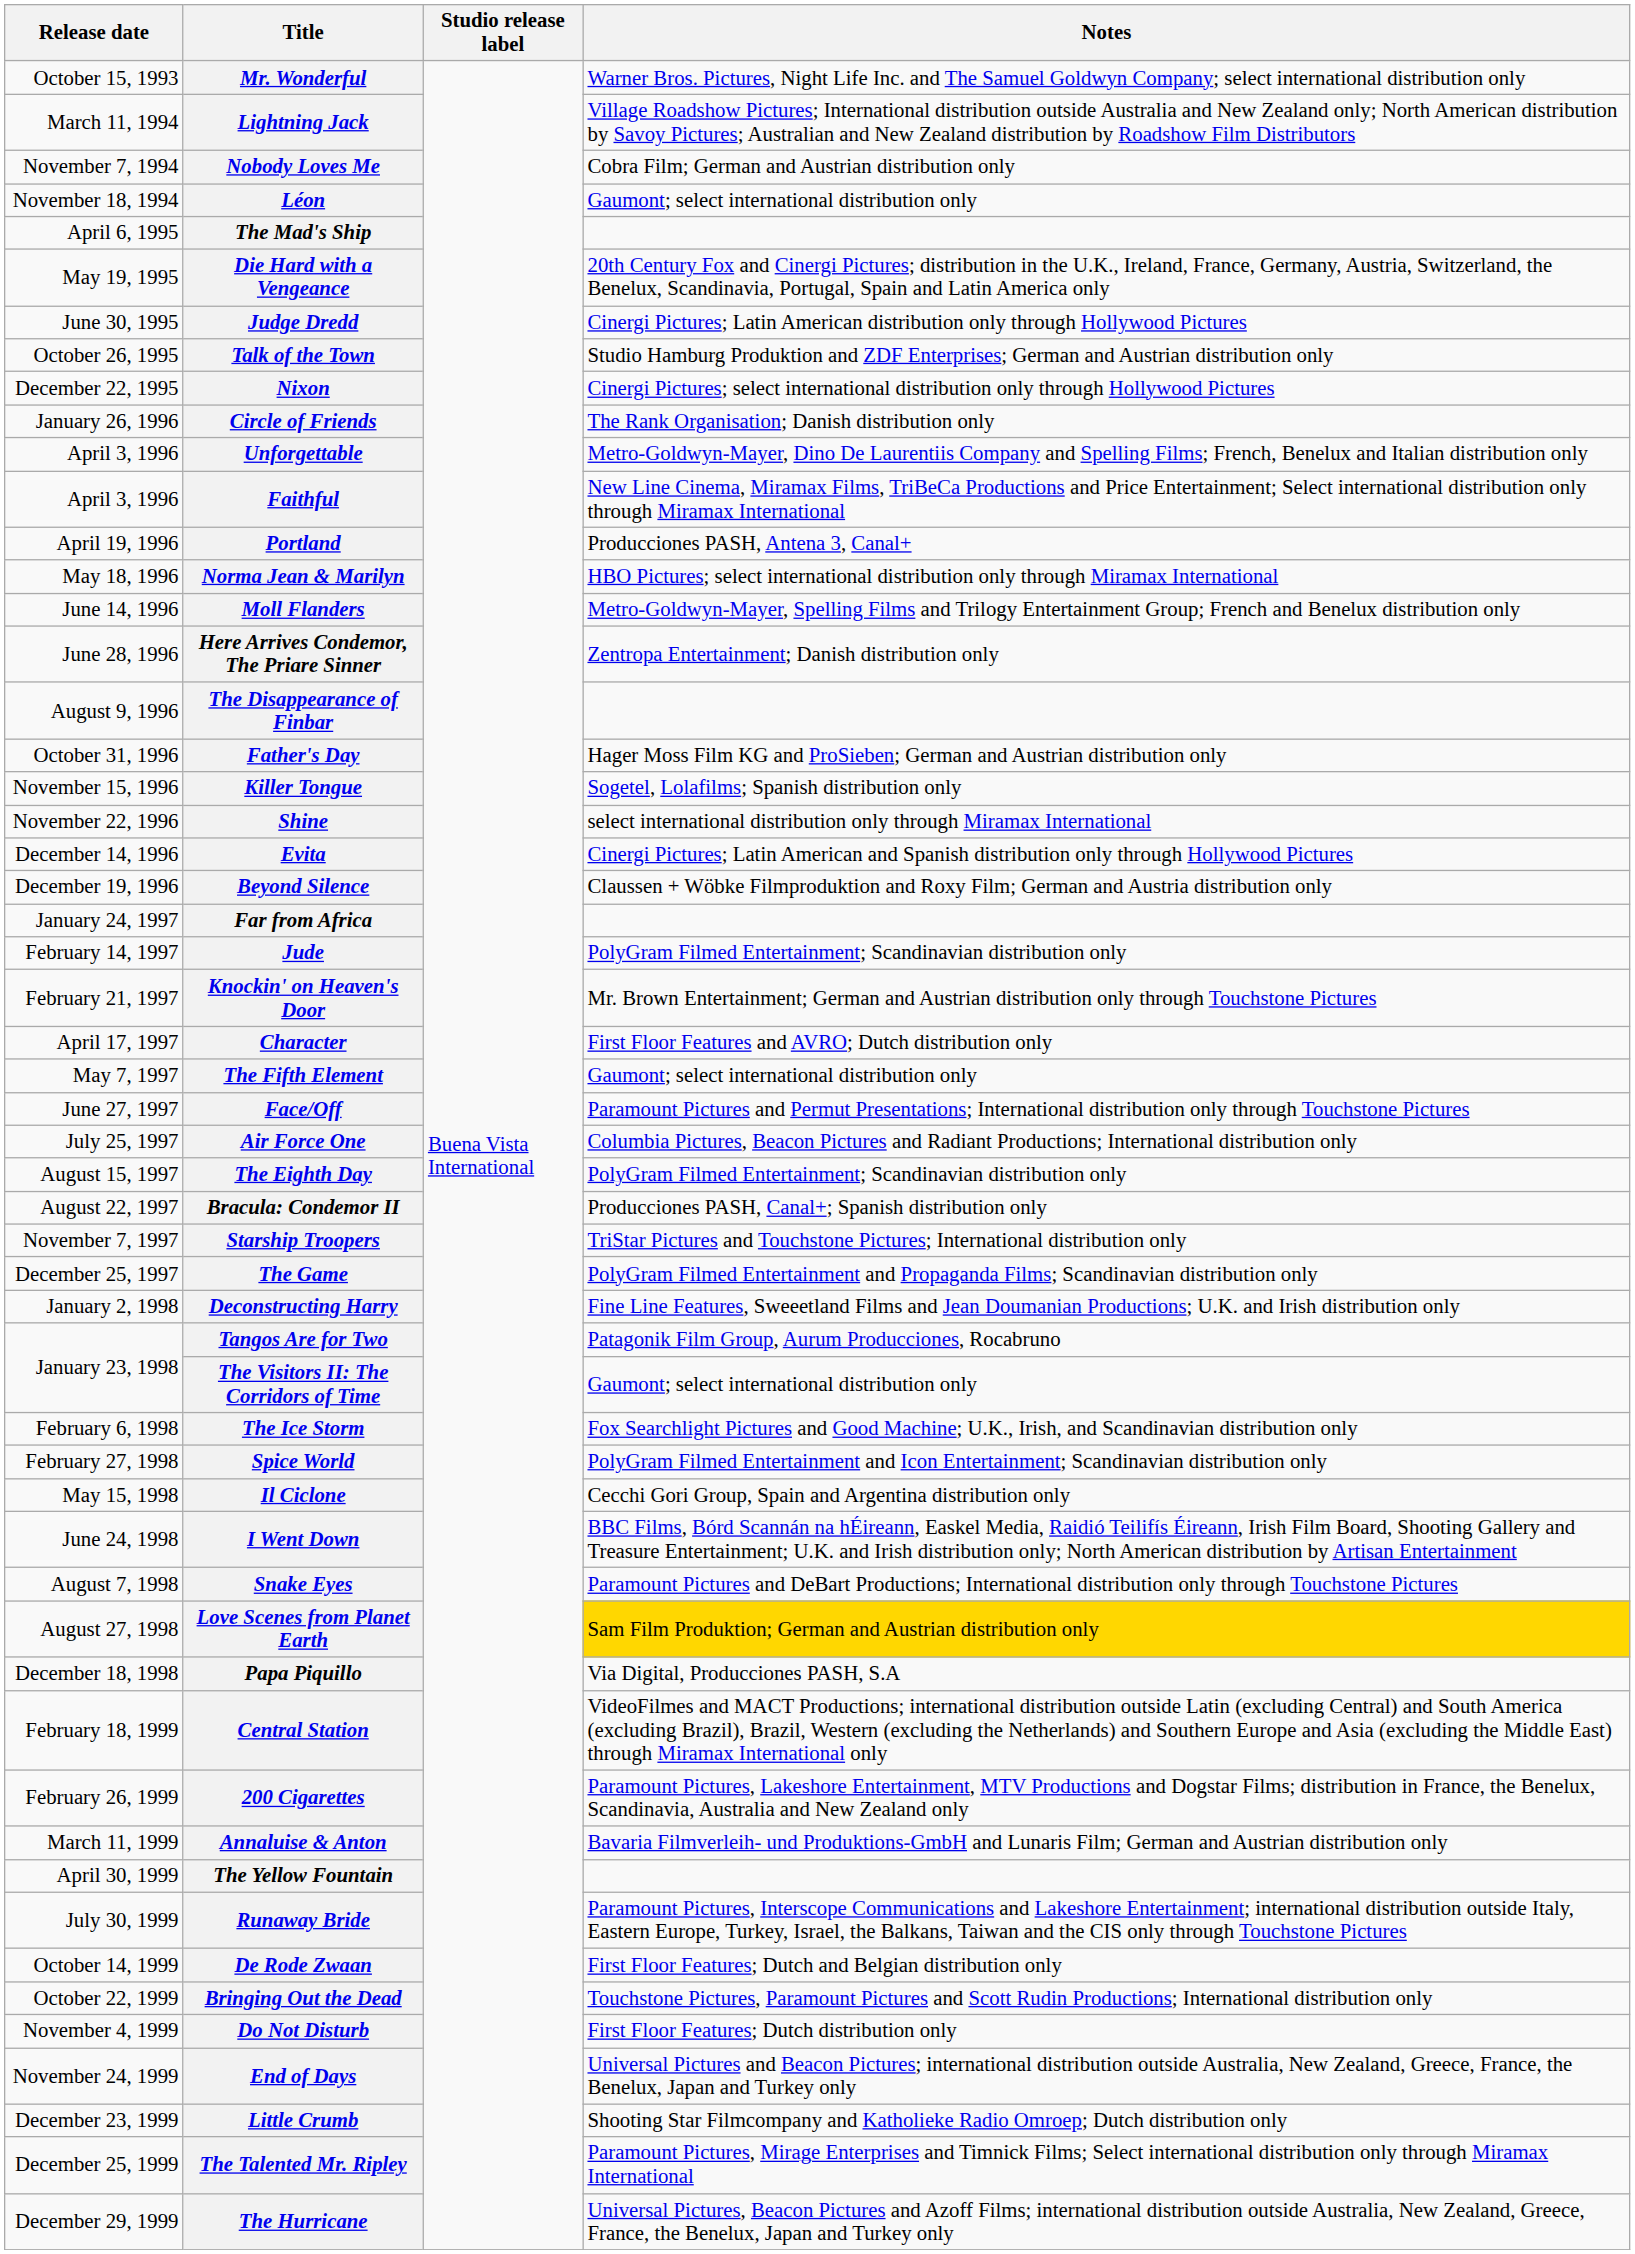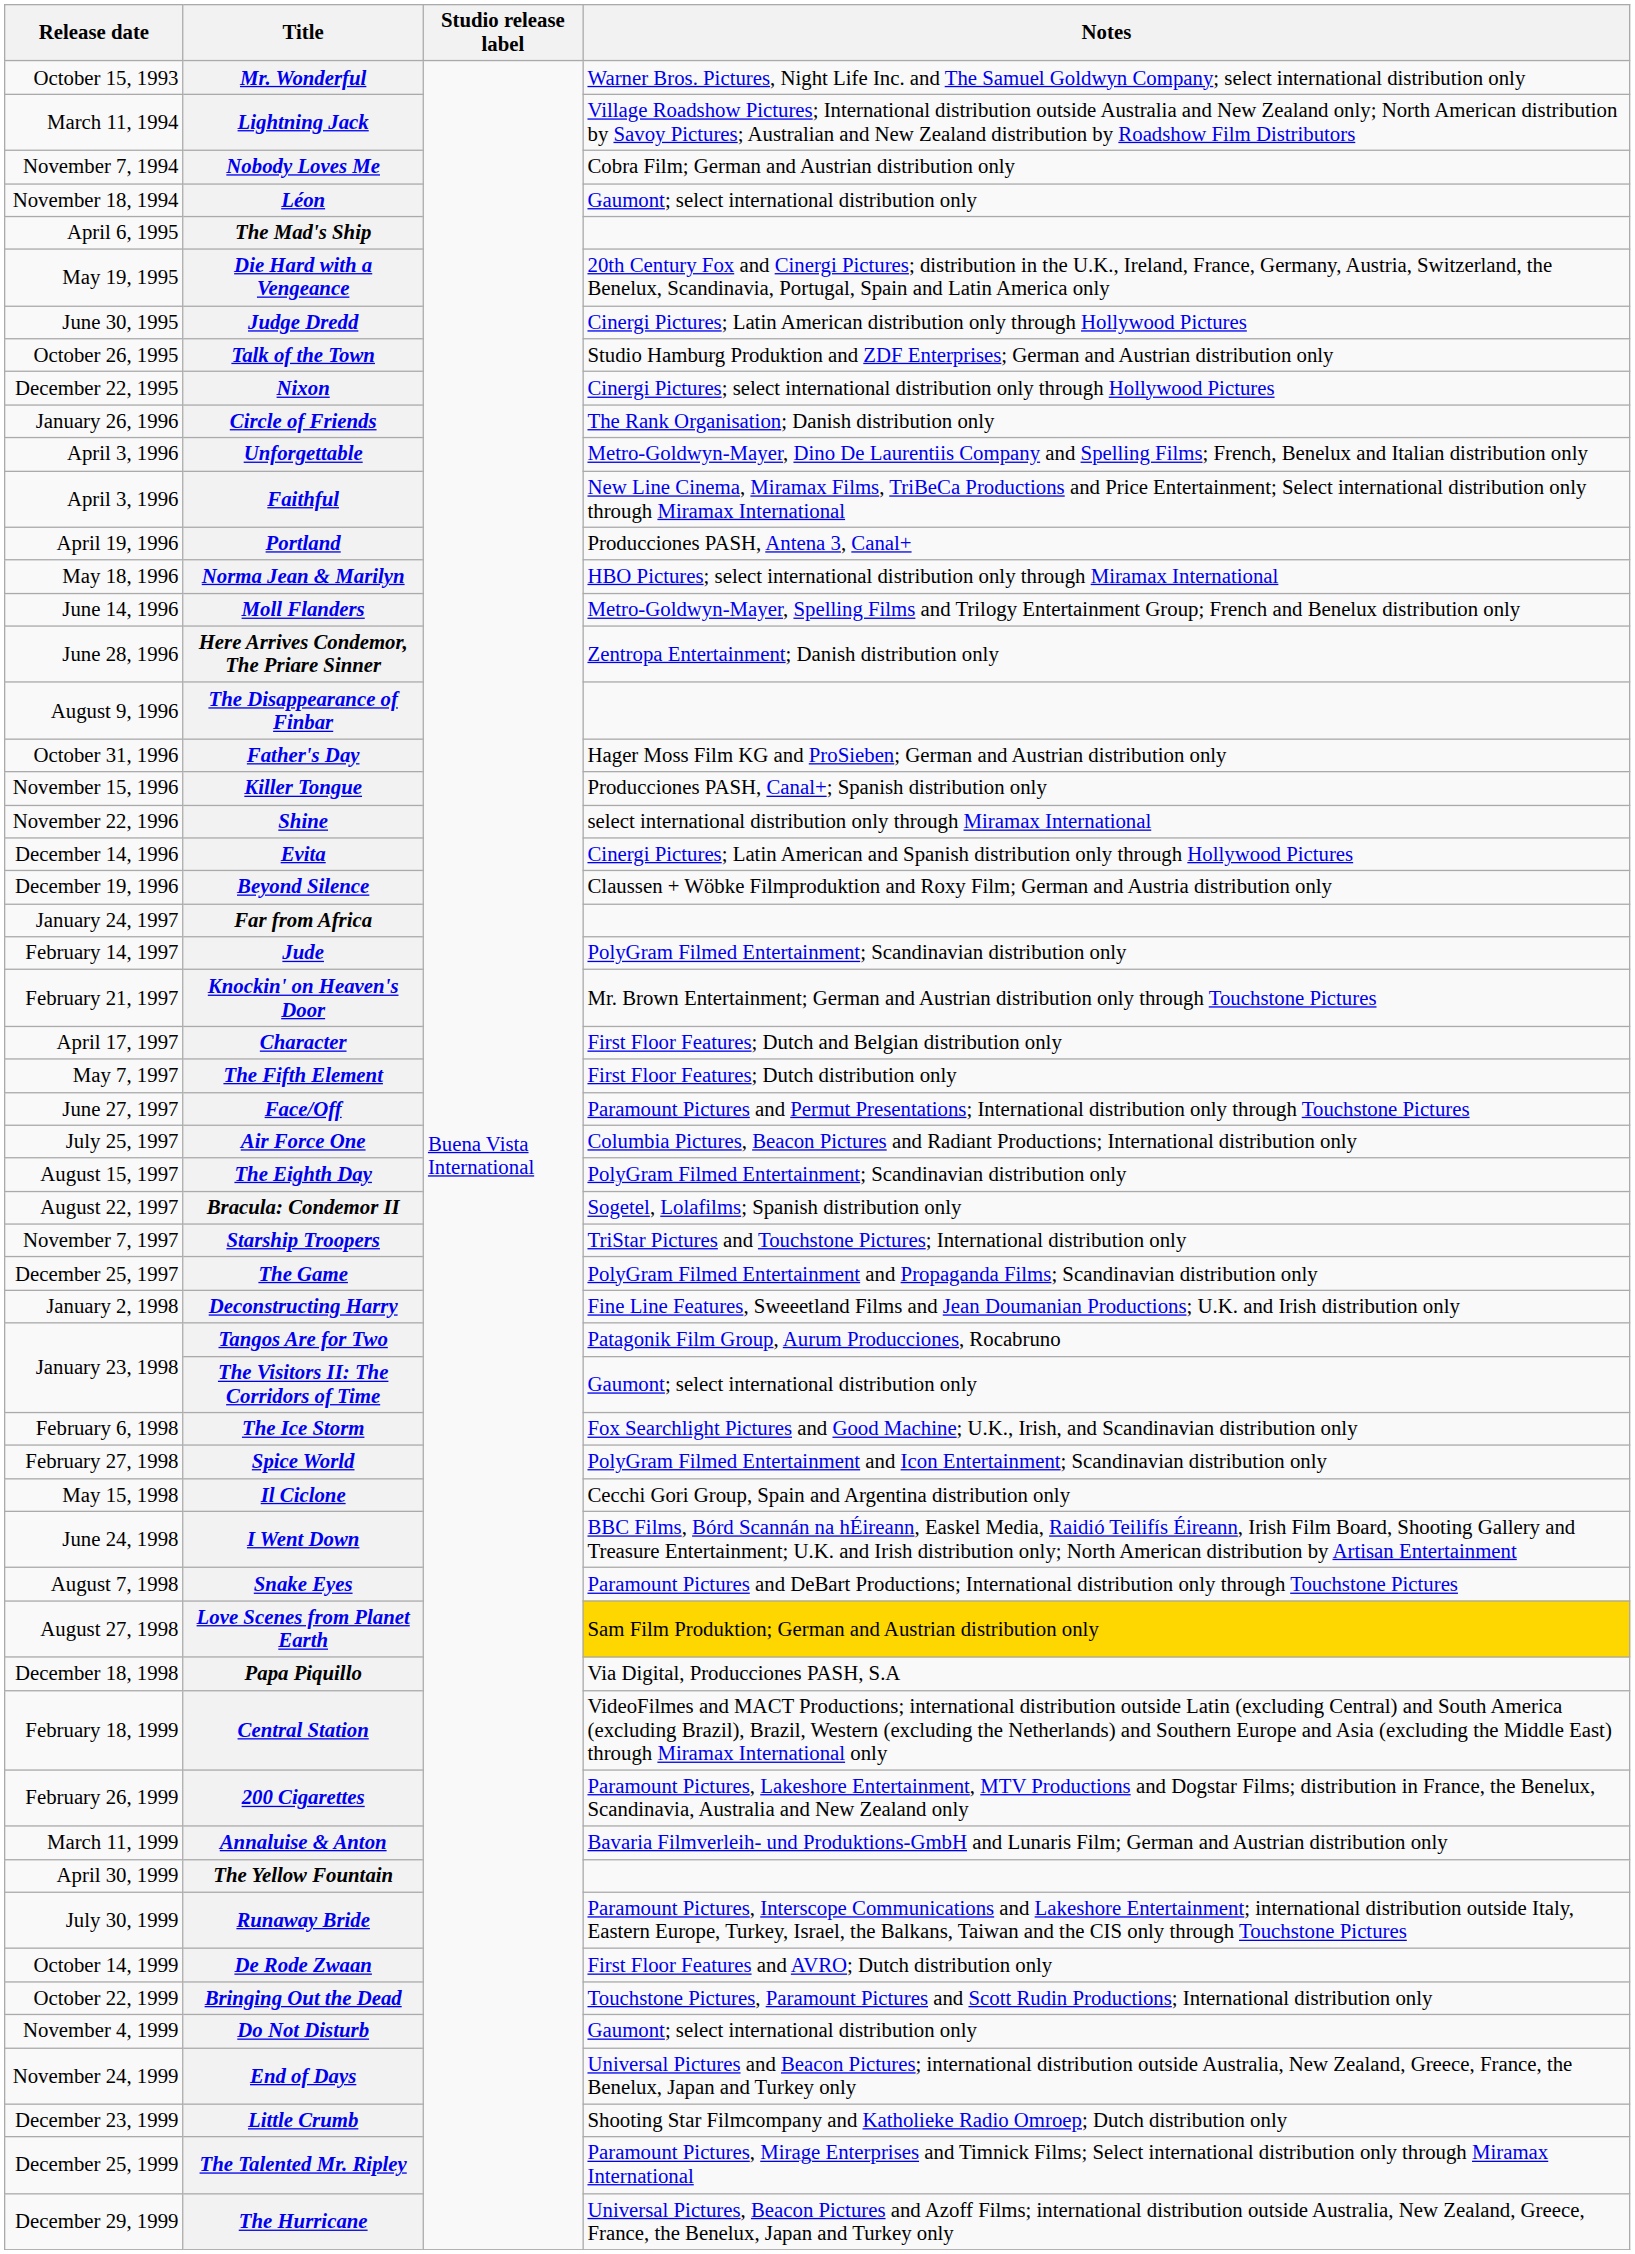(774, 788) Sogetel, Lolafilms; Spanish distribution only -> (817, 788) Producciones PASH, Canal+; Spanish distribution only
(820, 1042) First Floor Features and AVRO; Dutch distribution only -> (825, 1042) First Floor Features; Dutch and Belgian distribution only
(782, 1075) Gaumont; select international distribution only -> (772, 1075) First Floor Features; Dutch distribution only
(817, 1207) Producciones PASH, Canal+; Spanish distribution only -> (774, 1207) Sogetel, Lolafilms; Spanish distribution only
(825, 1964) First Floor Features; Dutch and Belgian distribution only -> (820, 1964) First Floor Features and AVRO; Dutch distribution only
(772, 2030) First Floor Features; Dutch distribution only -> (782, 2030) Gaumont; select international distribution only
